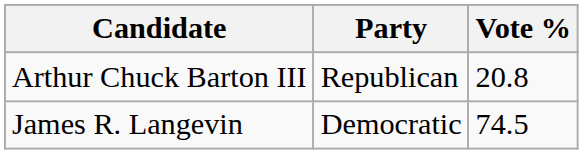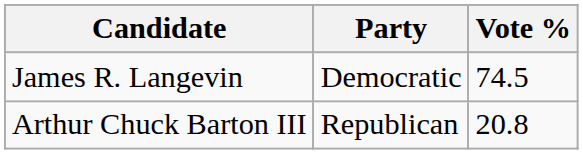rows swapped: (127, 124) <-> (159, 76)
